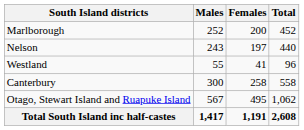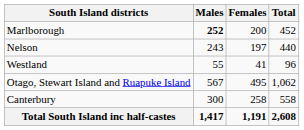(215, 30) normal -> (215, 30) bold
rows swapped: (31, 82) <-> (99, 99)
